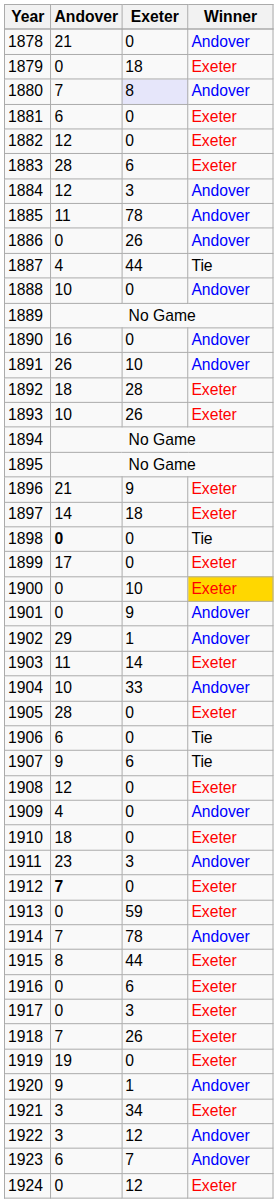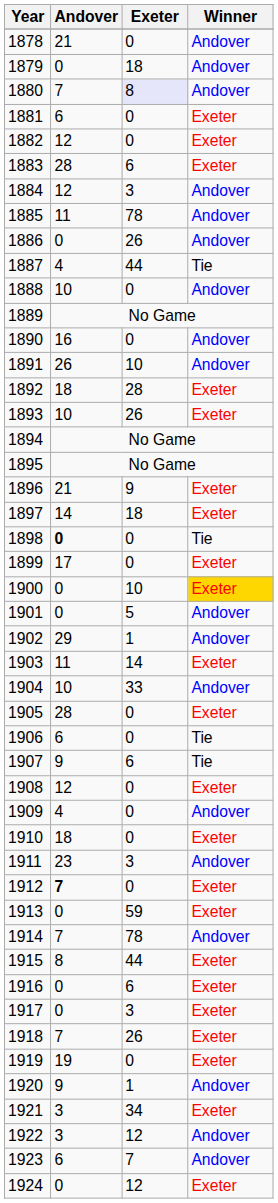(214, 66) Exeter -> (221, 66) Andover
(130, 613) 9 -> (130, 613) 5
